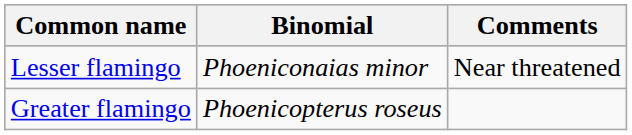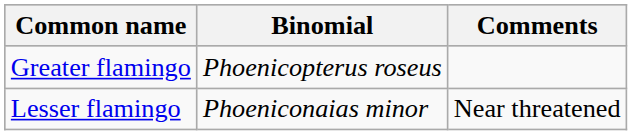rows swapped: (101, 108) <-> (96, 66)
